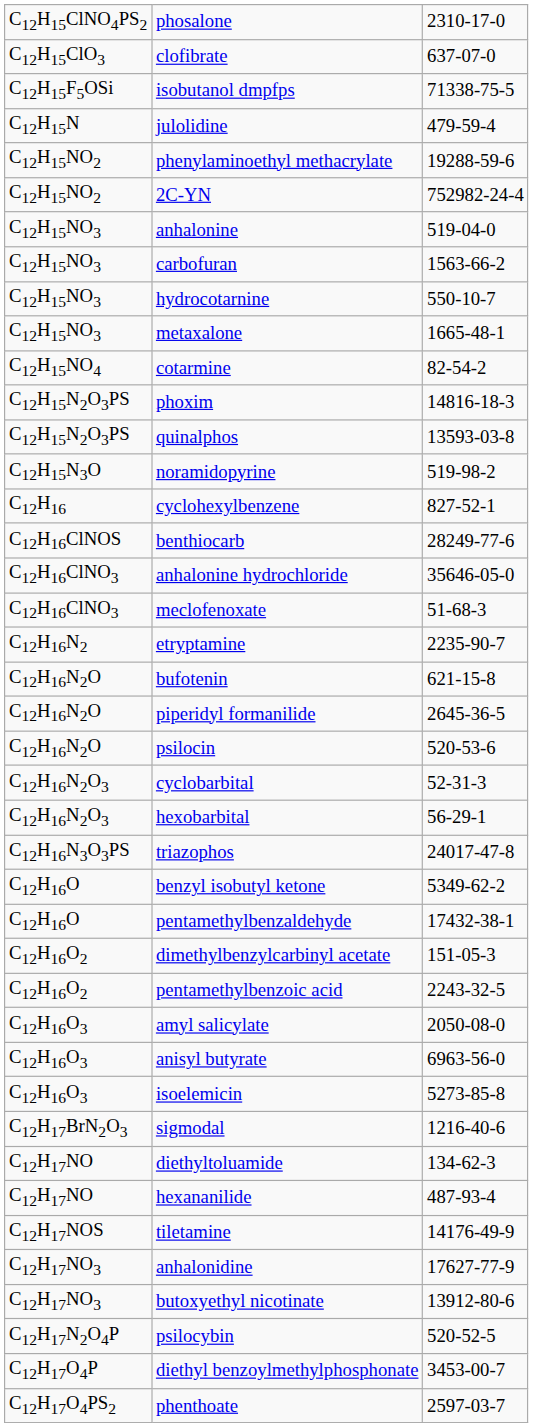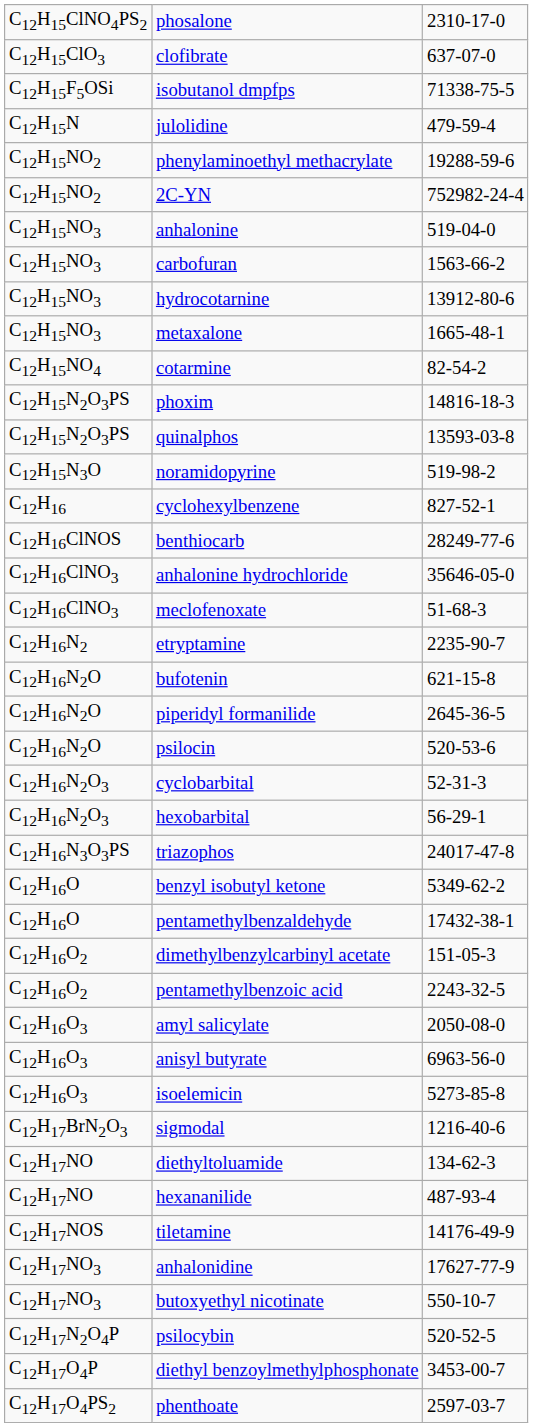(461, 298) 550-10-7 -> (471, 298) 13912-80-6
(471, 1301) 13912-80-6 -> (461, 1301) 550-10-7
